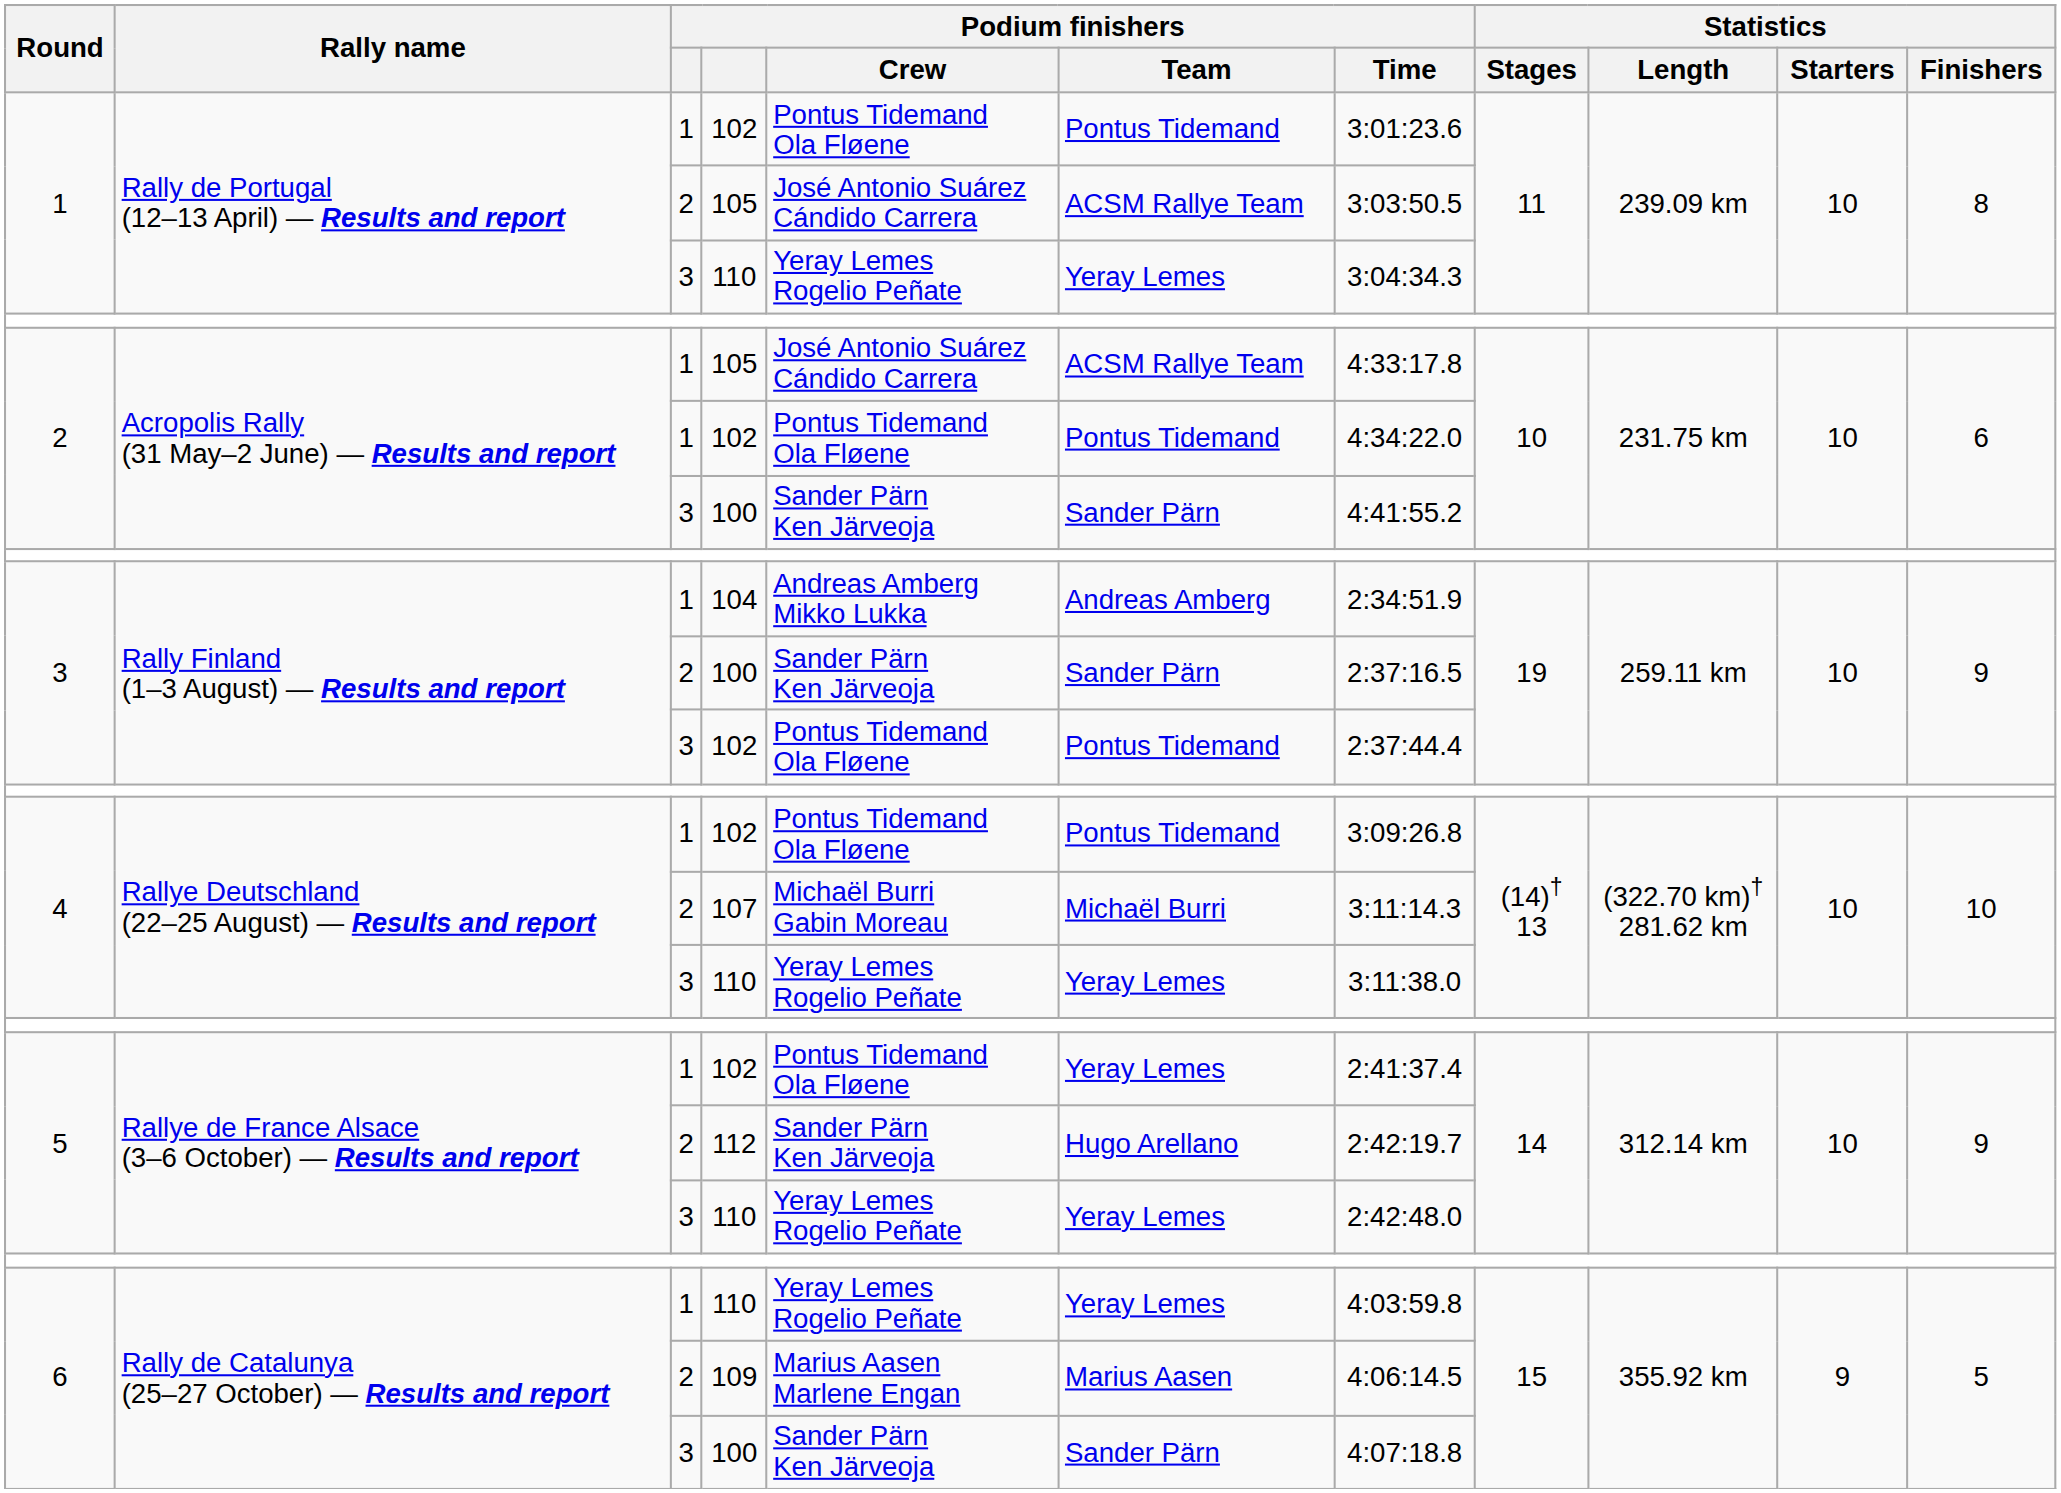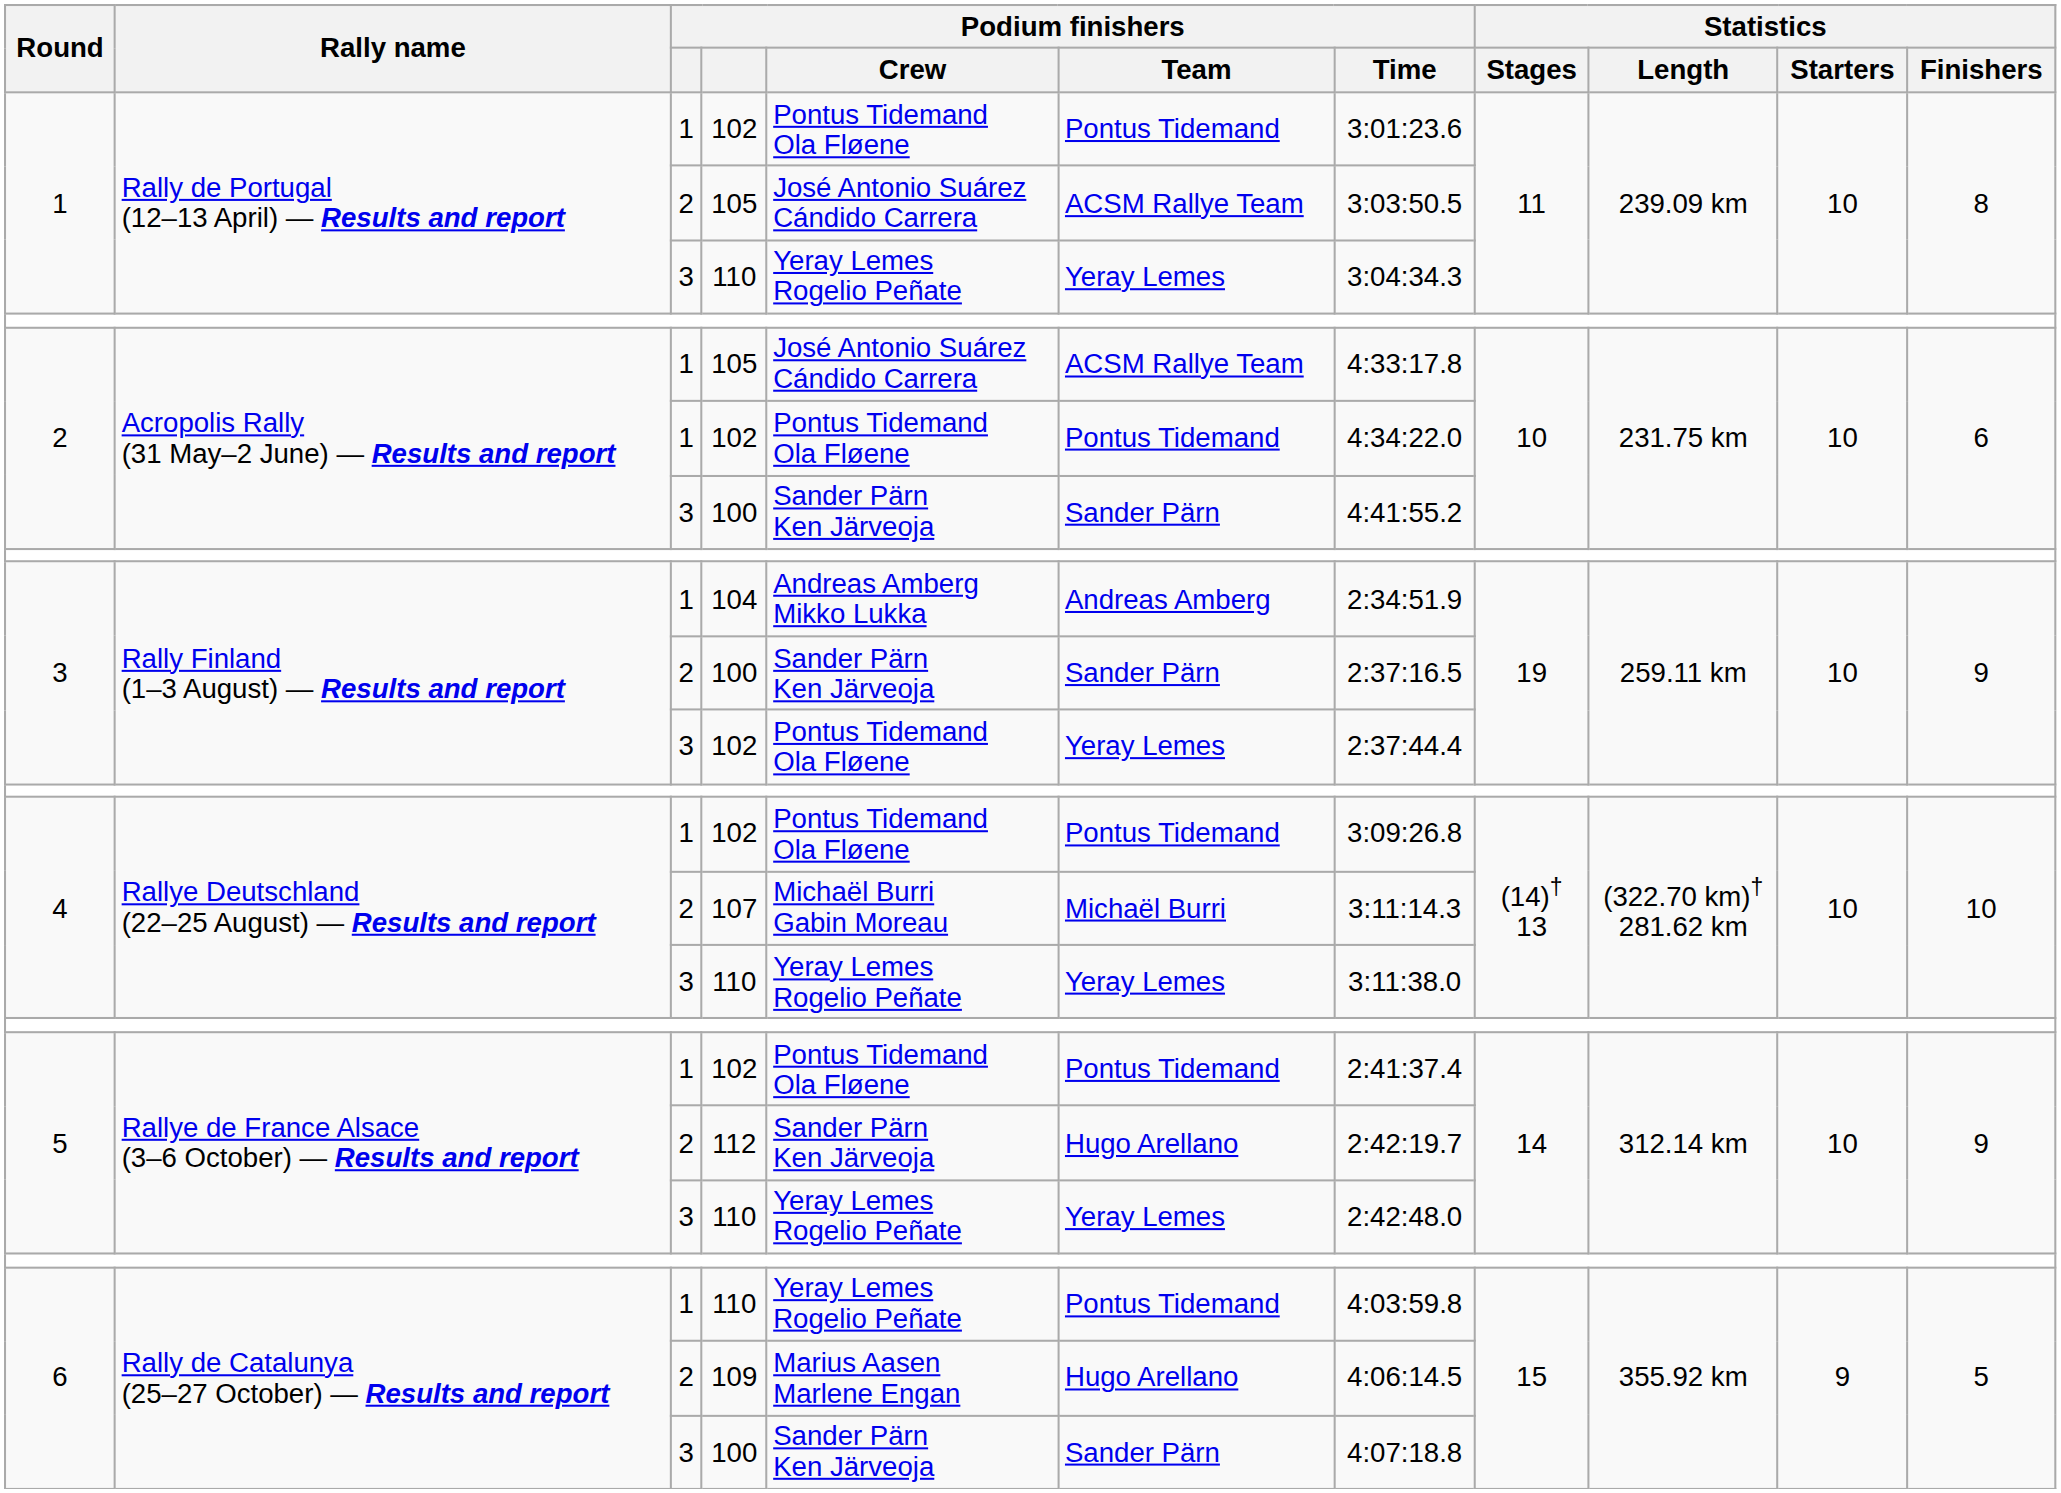(1172, 747) Pontus Tidemand -> (1145, 747) Yeray Lemes
(1145, 1069) Yeray Lemes -> (1172, 1069) Pontus Tidemand
(1145, 1303) Yeray Lemes -> (1172, 1303) Pontus Tidemand
(1149, 1377) Marius Aasen -> (1152, 1377) Hugo Arellano
